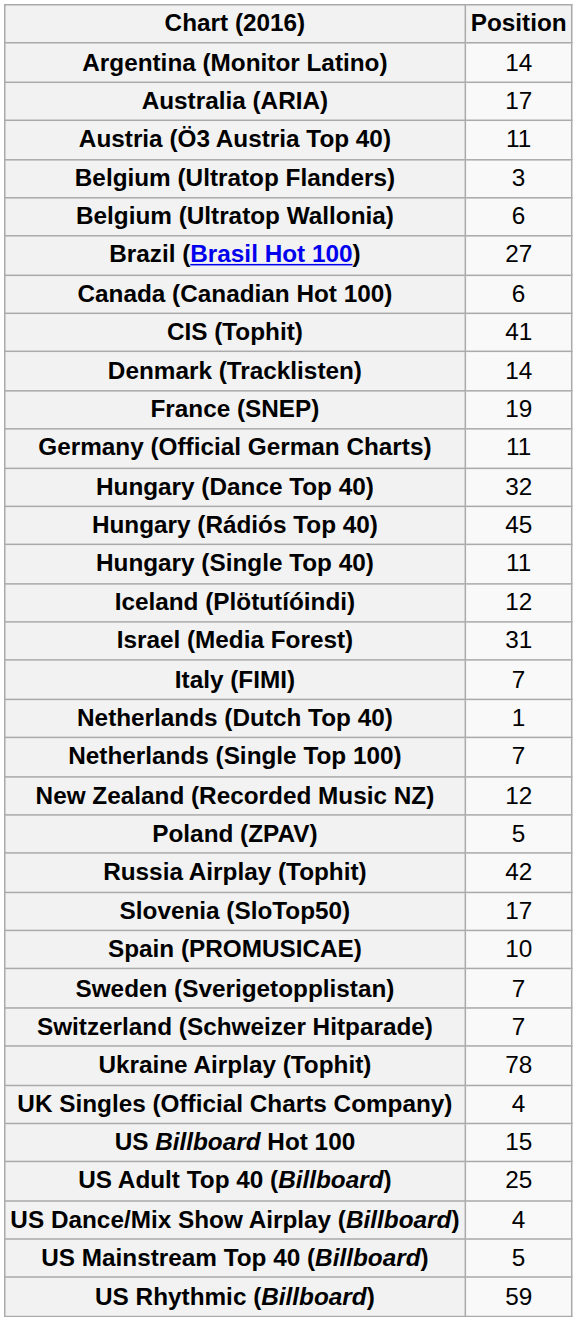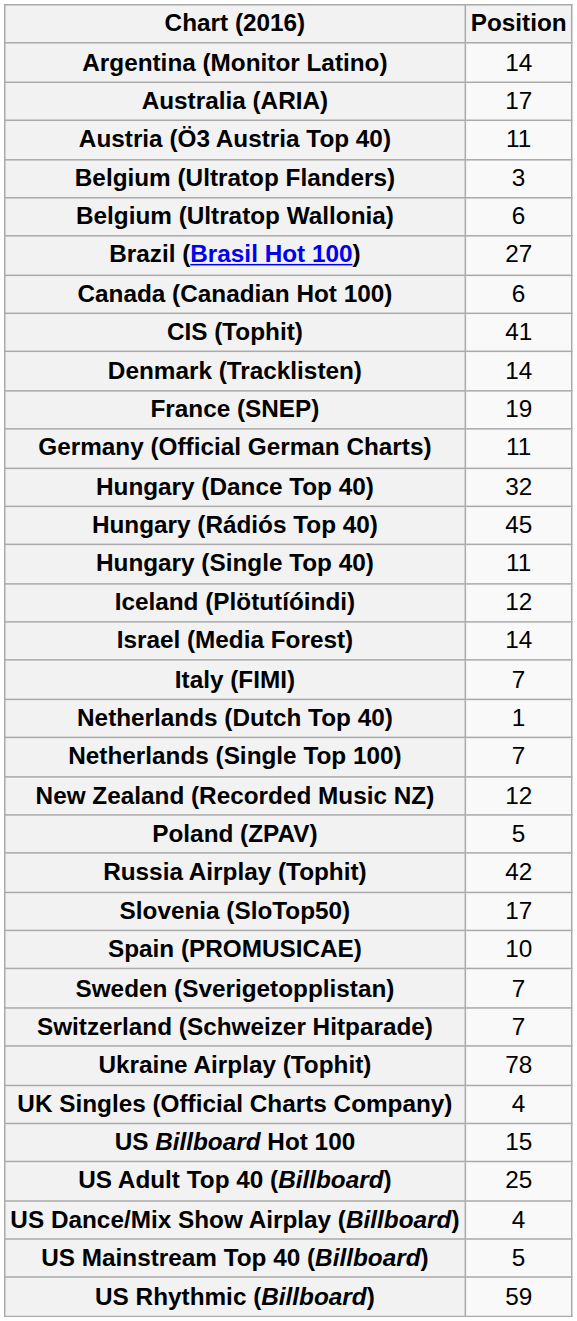(519, 640) 31 -> (519, 640) 14
